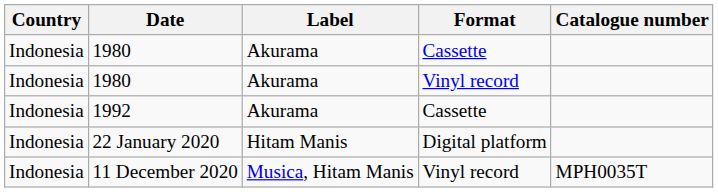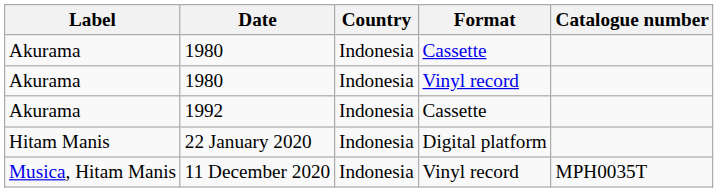columns swapped: (46, 19) <-> (330, 19)
